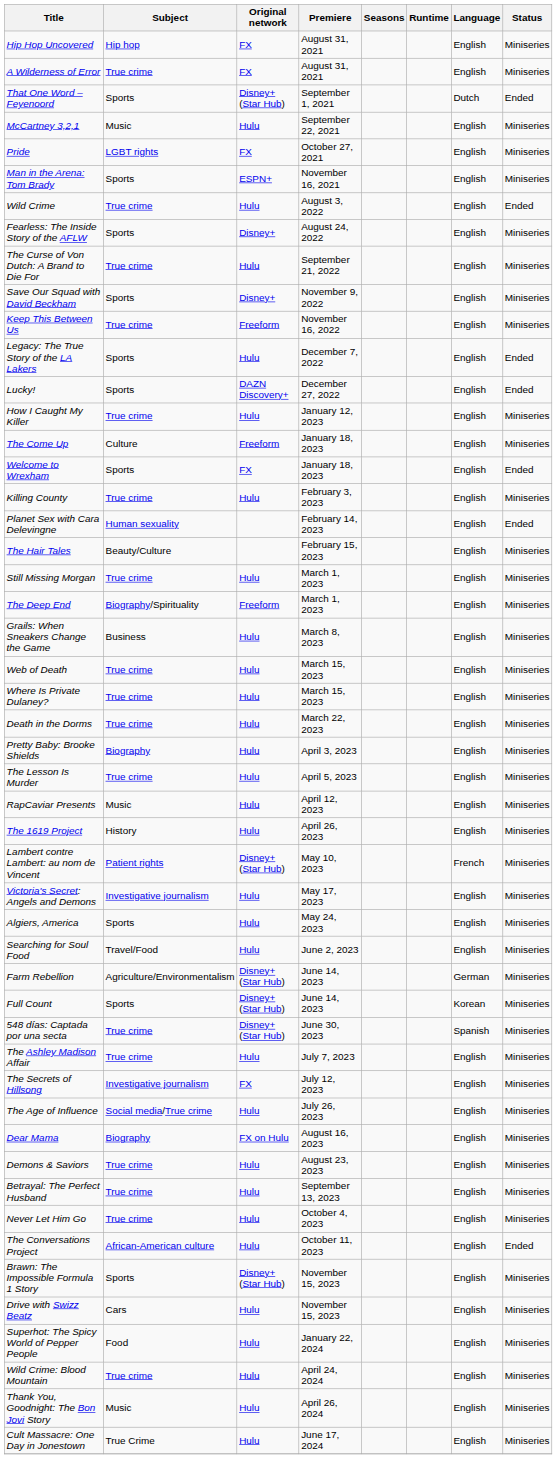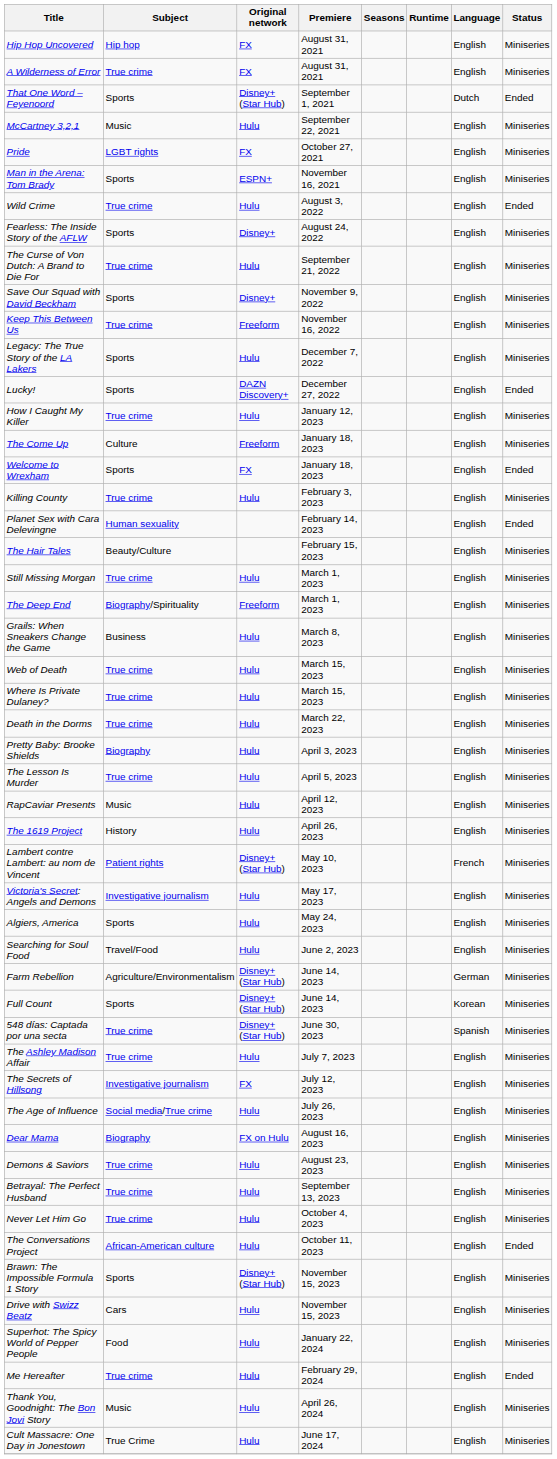(519, 357) Ended -> (527, 357) Miniseries
+ row: (36, 1375)
- row: (46, 1375)
